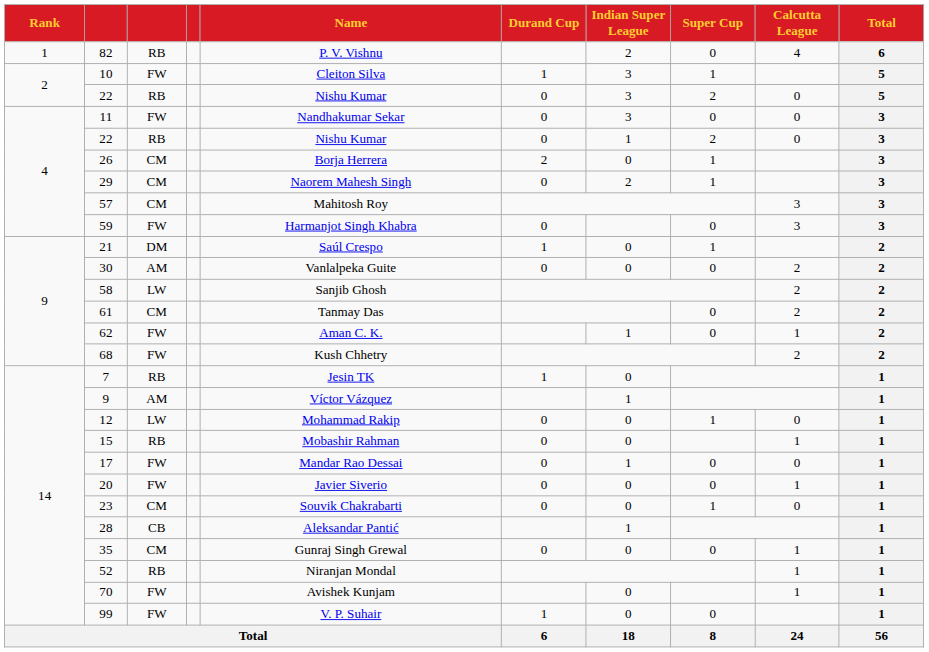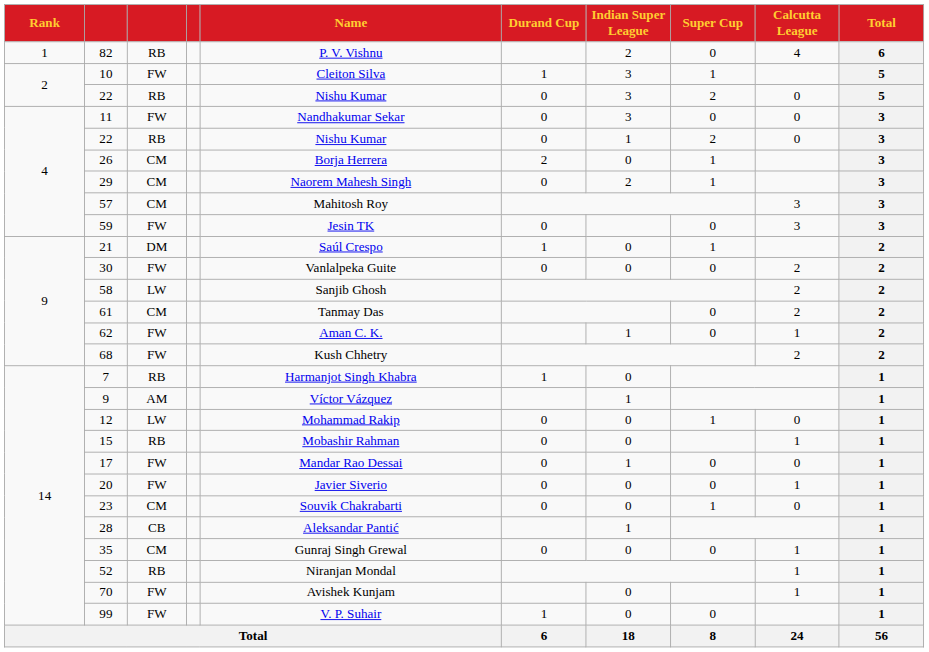(351, 225) Harmanjot Singh Khabra -> (351, 225) Jesin TK
(157, 268) AM -> (157, 268) FW
(351, 376) Jesin TK -> (351, 376) Harmanjot Singh Khabra
